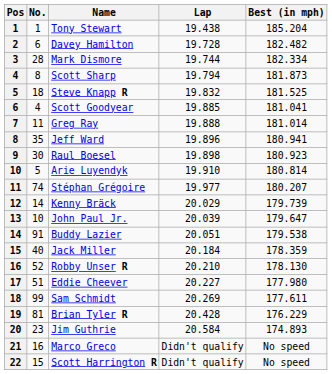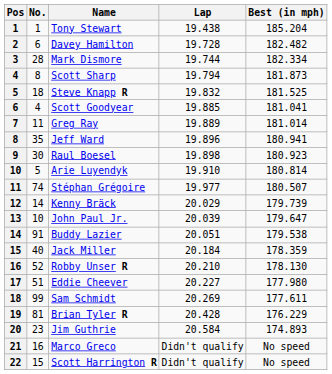(203, 124) 19.888 -> (203, 124) 19.889
(286, 187) 180.207 -> (286, 187) 180.507
